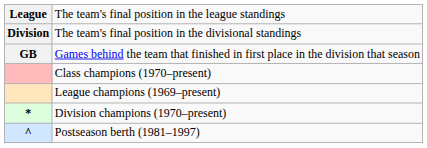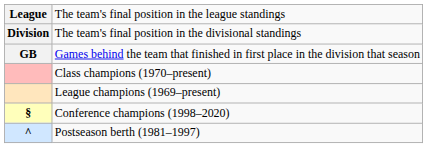+ row: (142, 112)
- row: (141, 112)
